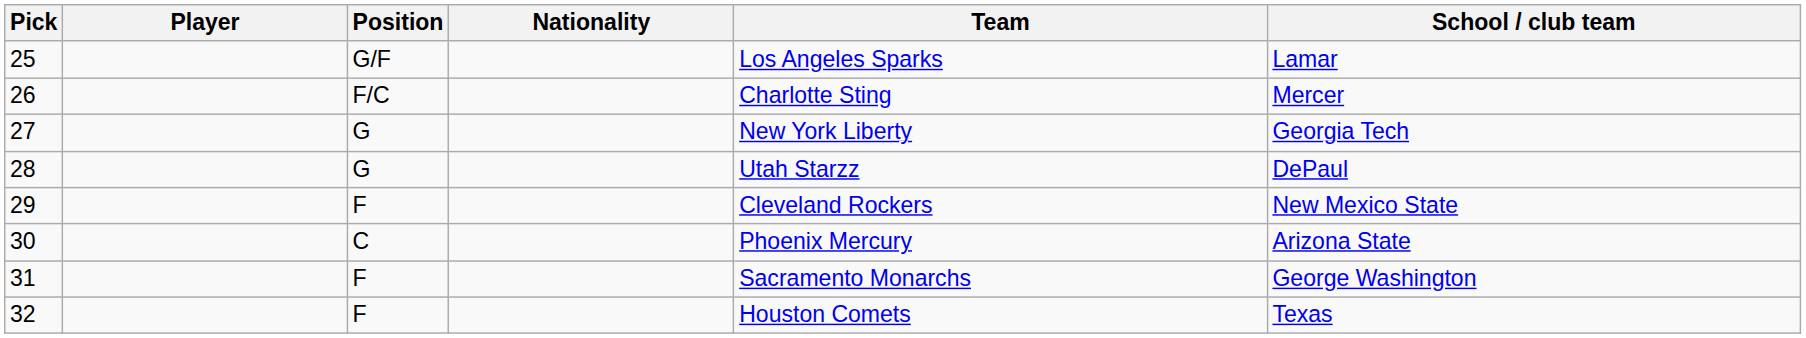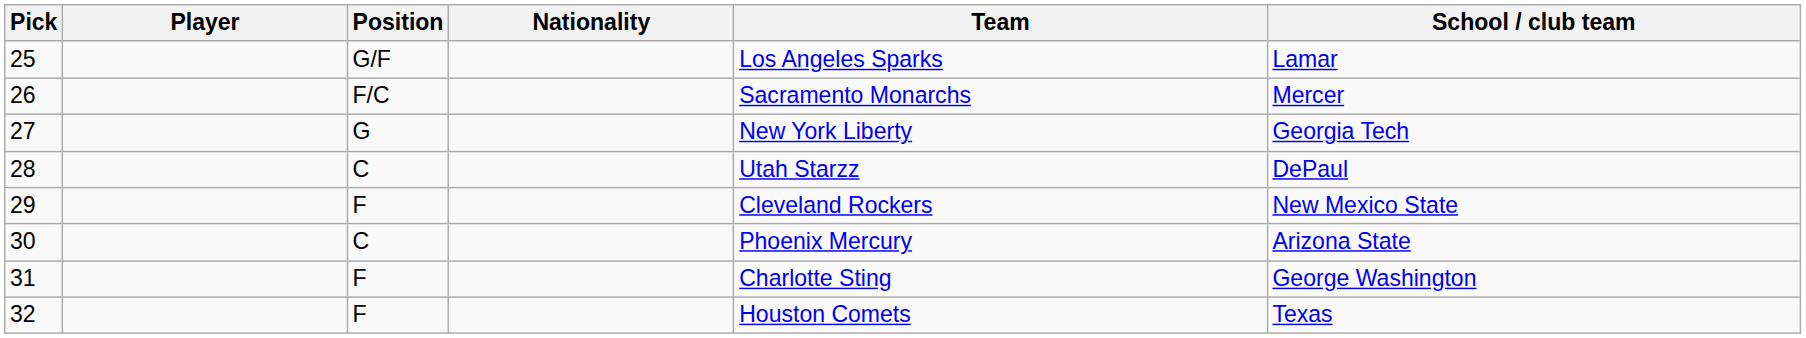(815, 95) Charlotte Sting -> (855, 95) Sacramento Monarchs
(362, 168) G -> (361, 168) C
(855, 278) Sacramento Monarchs -> (815, 278) Charlotte Sting
